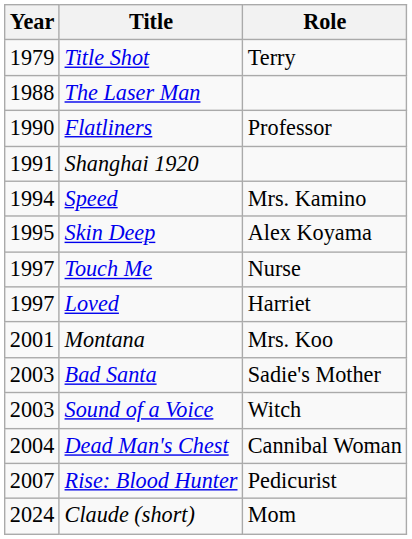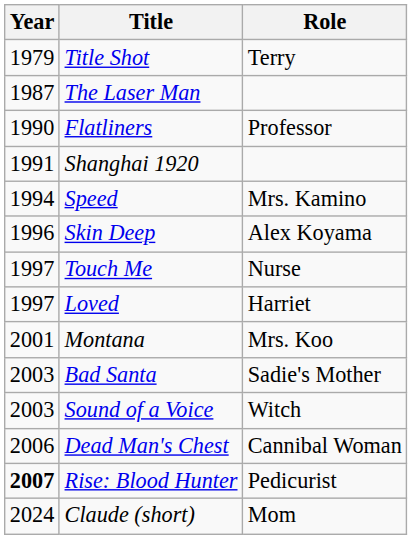(32, 92) 1988 -> (32, 92) 1987
(32, 233) 1995 -> (32, 233) 1996
(32, 445) 2004 -> (32, 445) 2006
(32, 480) normal -> (32, 480) bold
